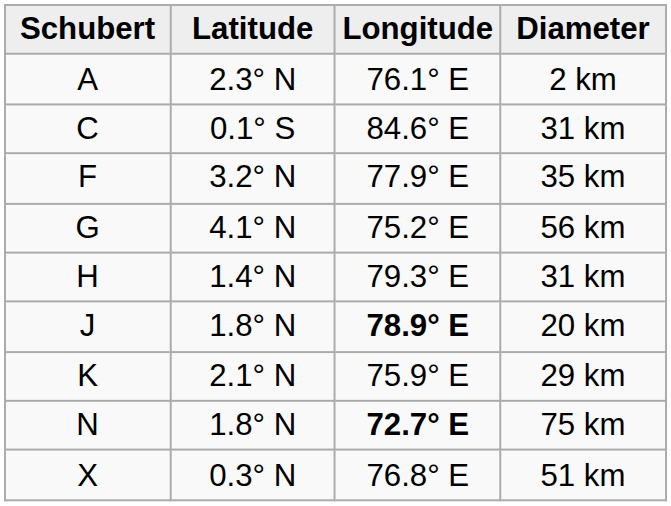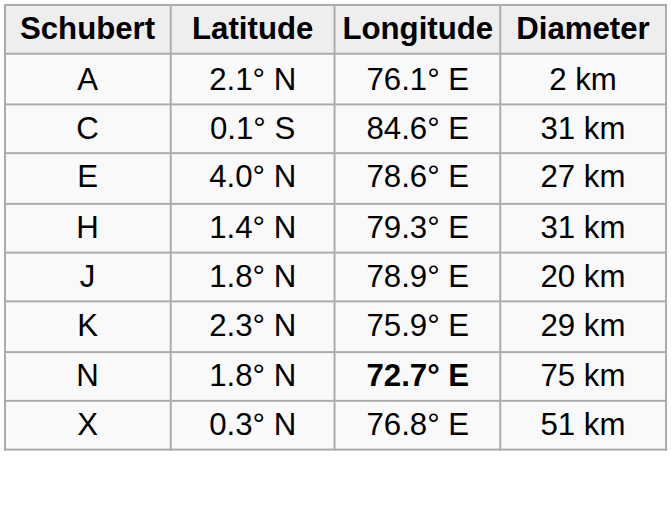(253, 78) 2.3° N -> (253, 78) 2.1° N
+ row: (88, 177)
- row: (88, 177)
- row: (88, 227)
(418, 326) bold -> (418, 276) normal
(253, 375) 2.1° N -> (253, 326) 2.3° N
